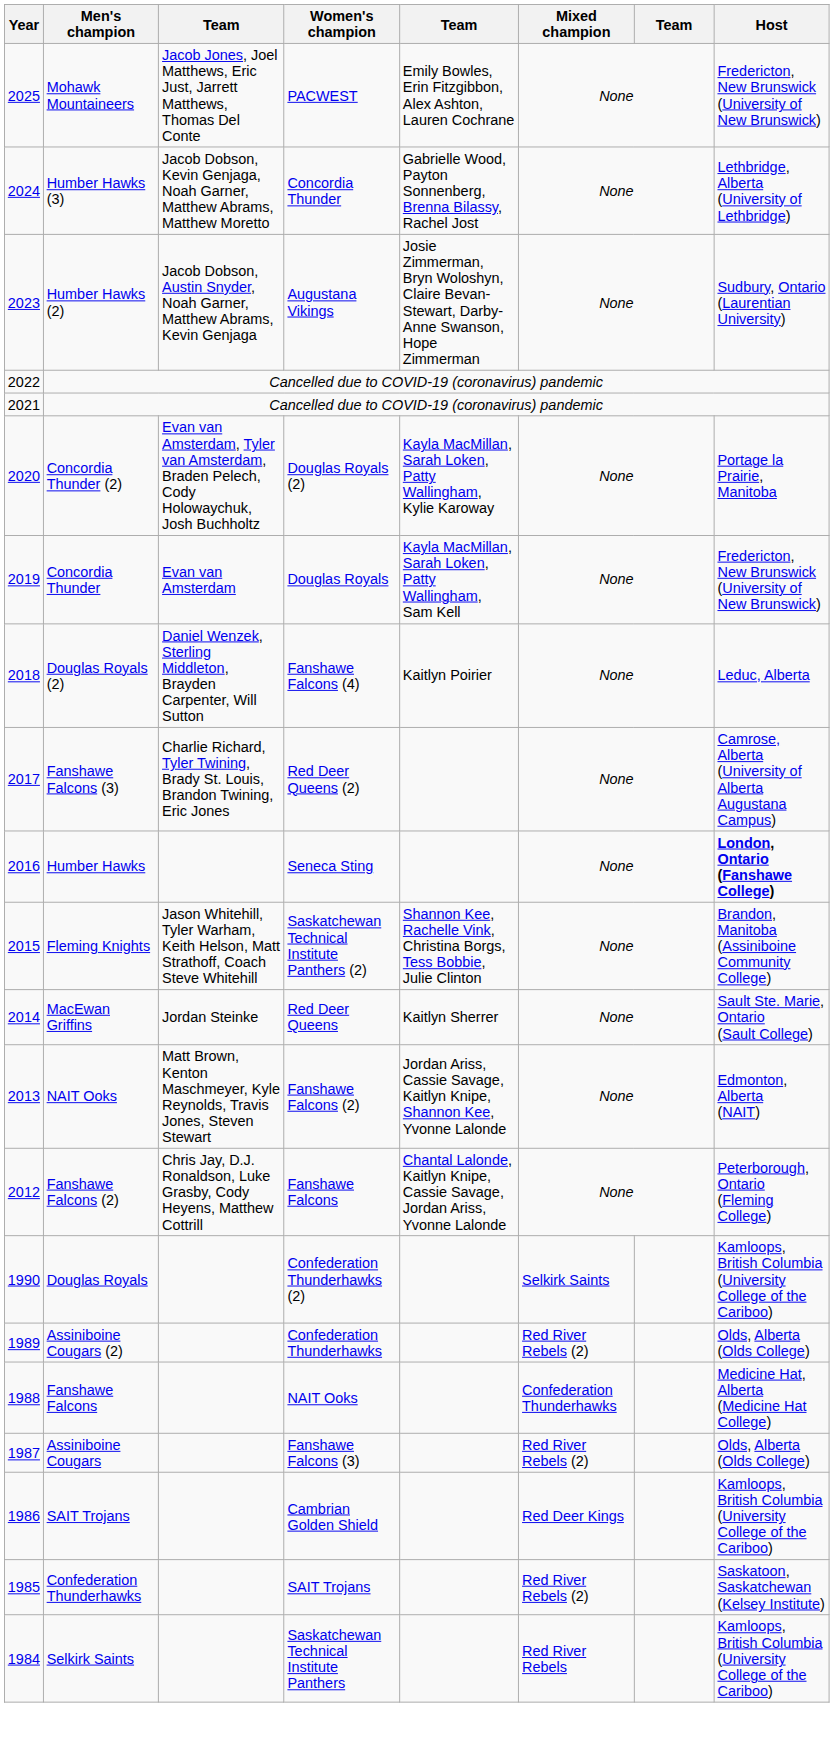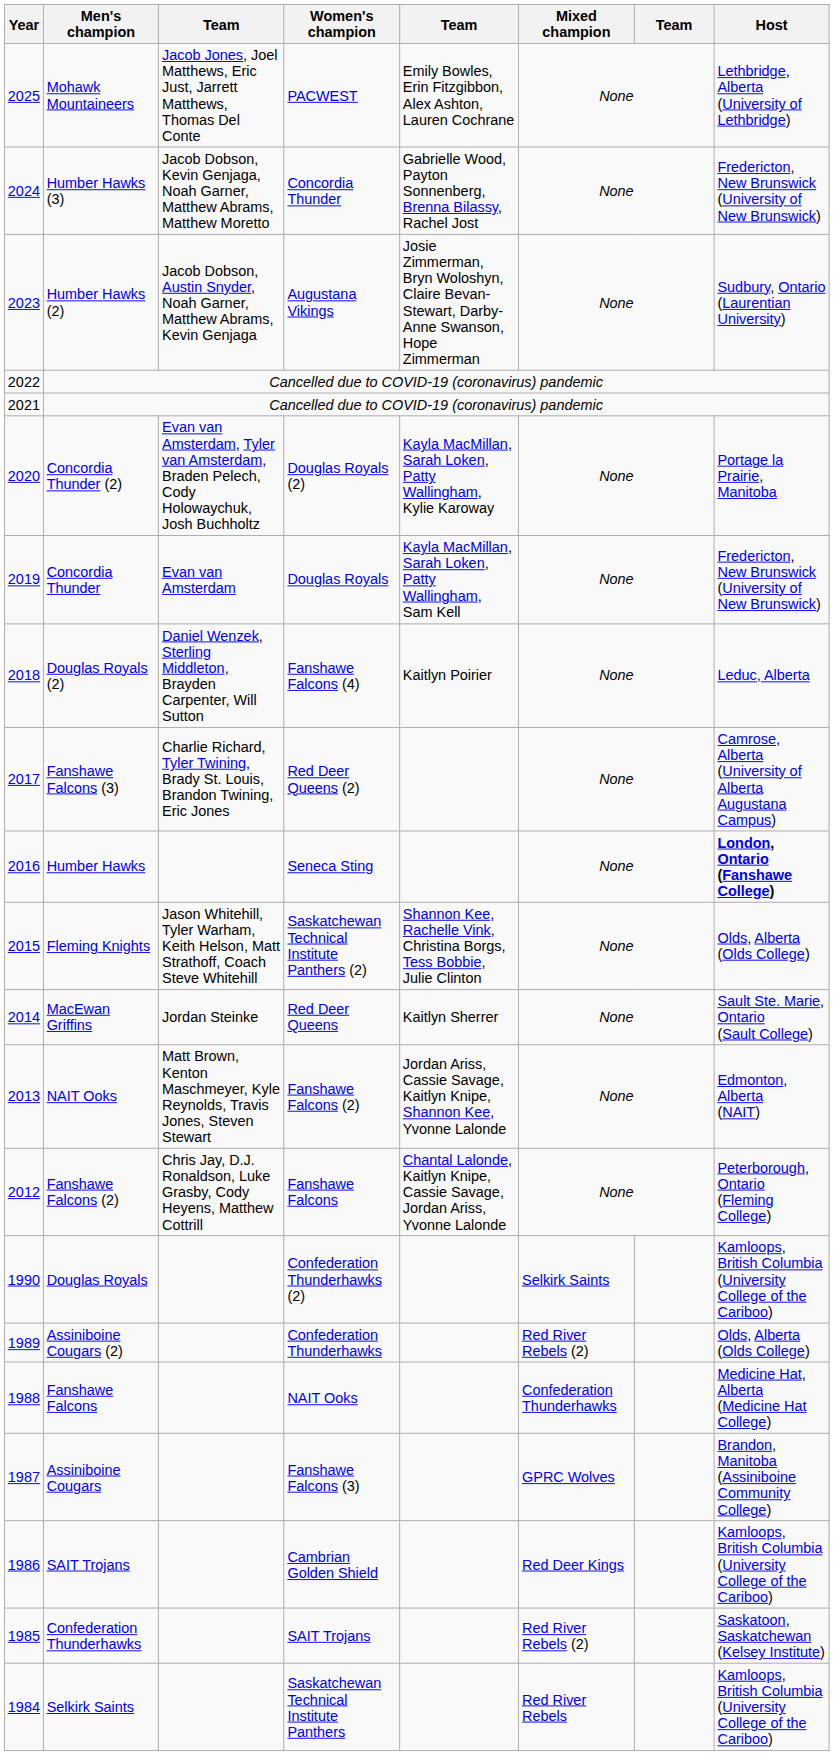(769, 95) Fredericton, New Brunswick (University of New Brunswick) -> (760, 95) Lethbridge, Alberta (University of Lethbridge)
(760, 191) Lethbridge, Alberta (University of Lethbridge) -> (769, 191) Fredericton, New Brunswick (University of New Brunswick)
(757, 946) Brandon, Manitoba (Assiniboine Community College) -> (764, 946) Olds, Alberta (Olds College)
(555, 1453) Red River Rebels (2) -> (568, 1477) GPRC Wolves
(764, 1453) Olds, Alberta (Olds College) -> (757, 1477) Brandon, Manitoba (Assiniboine Community College)
